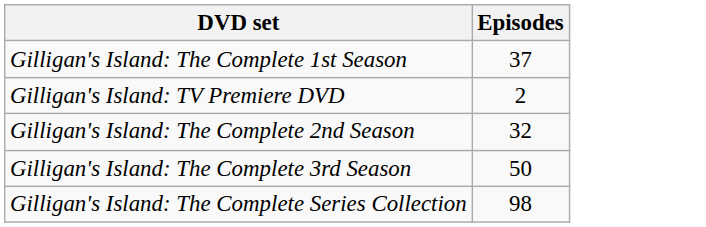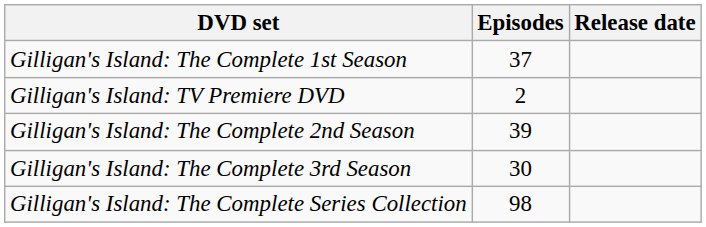+ column: (635, 22)
(520, 131) 32 -> (520, 131) 39
(520, 167) 50 -> (520, 167) 30
